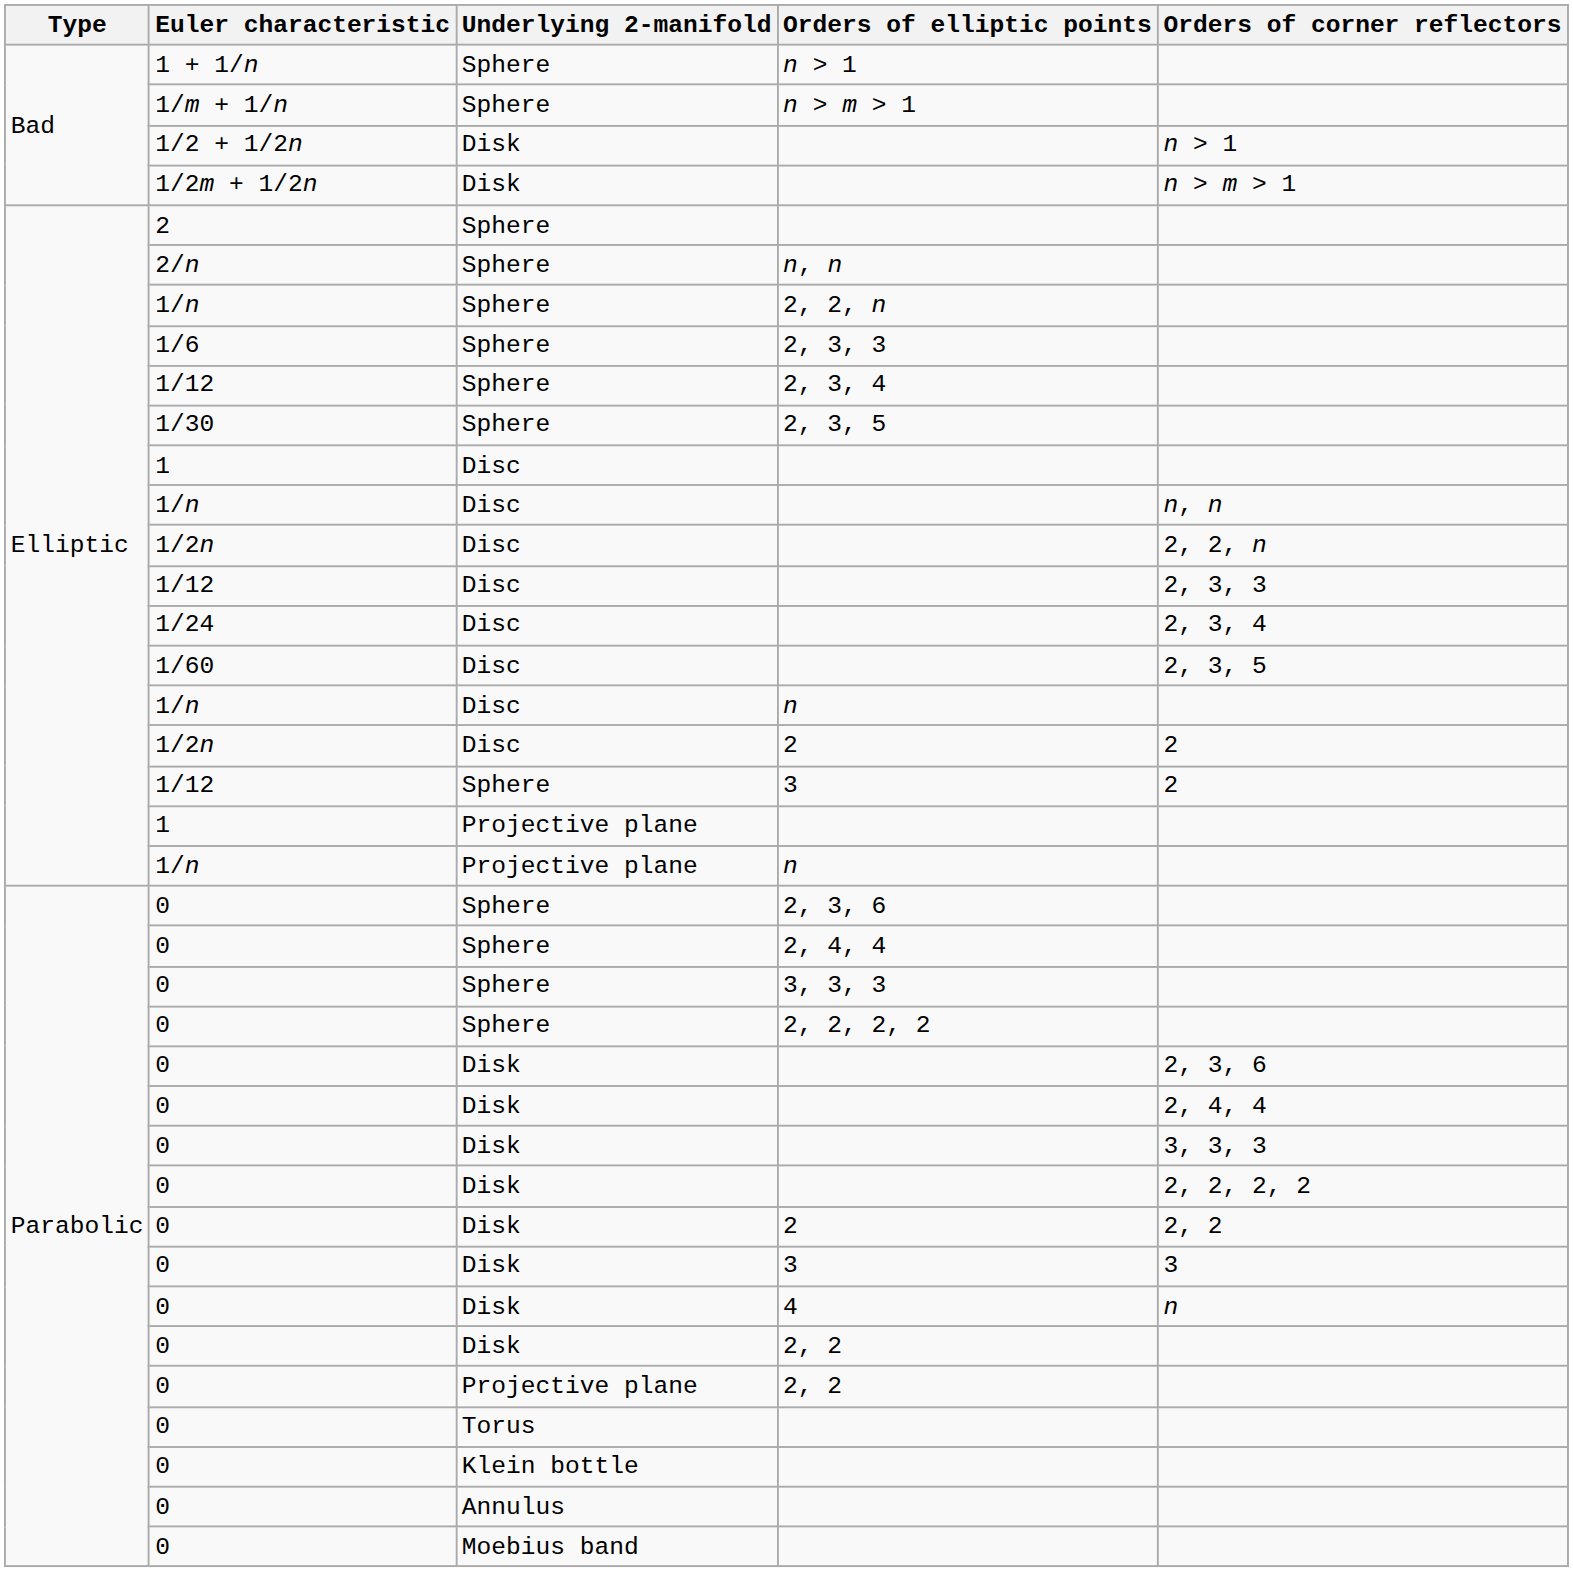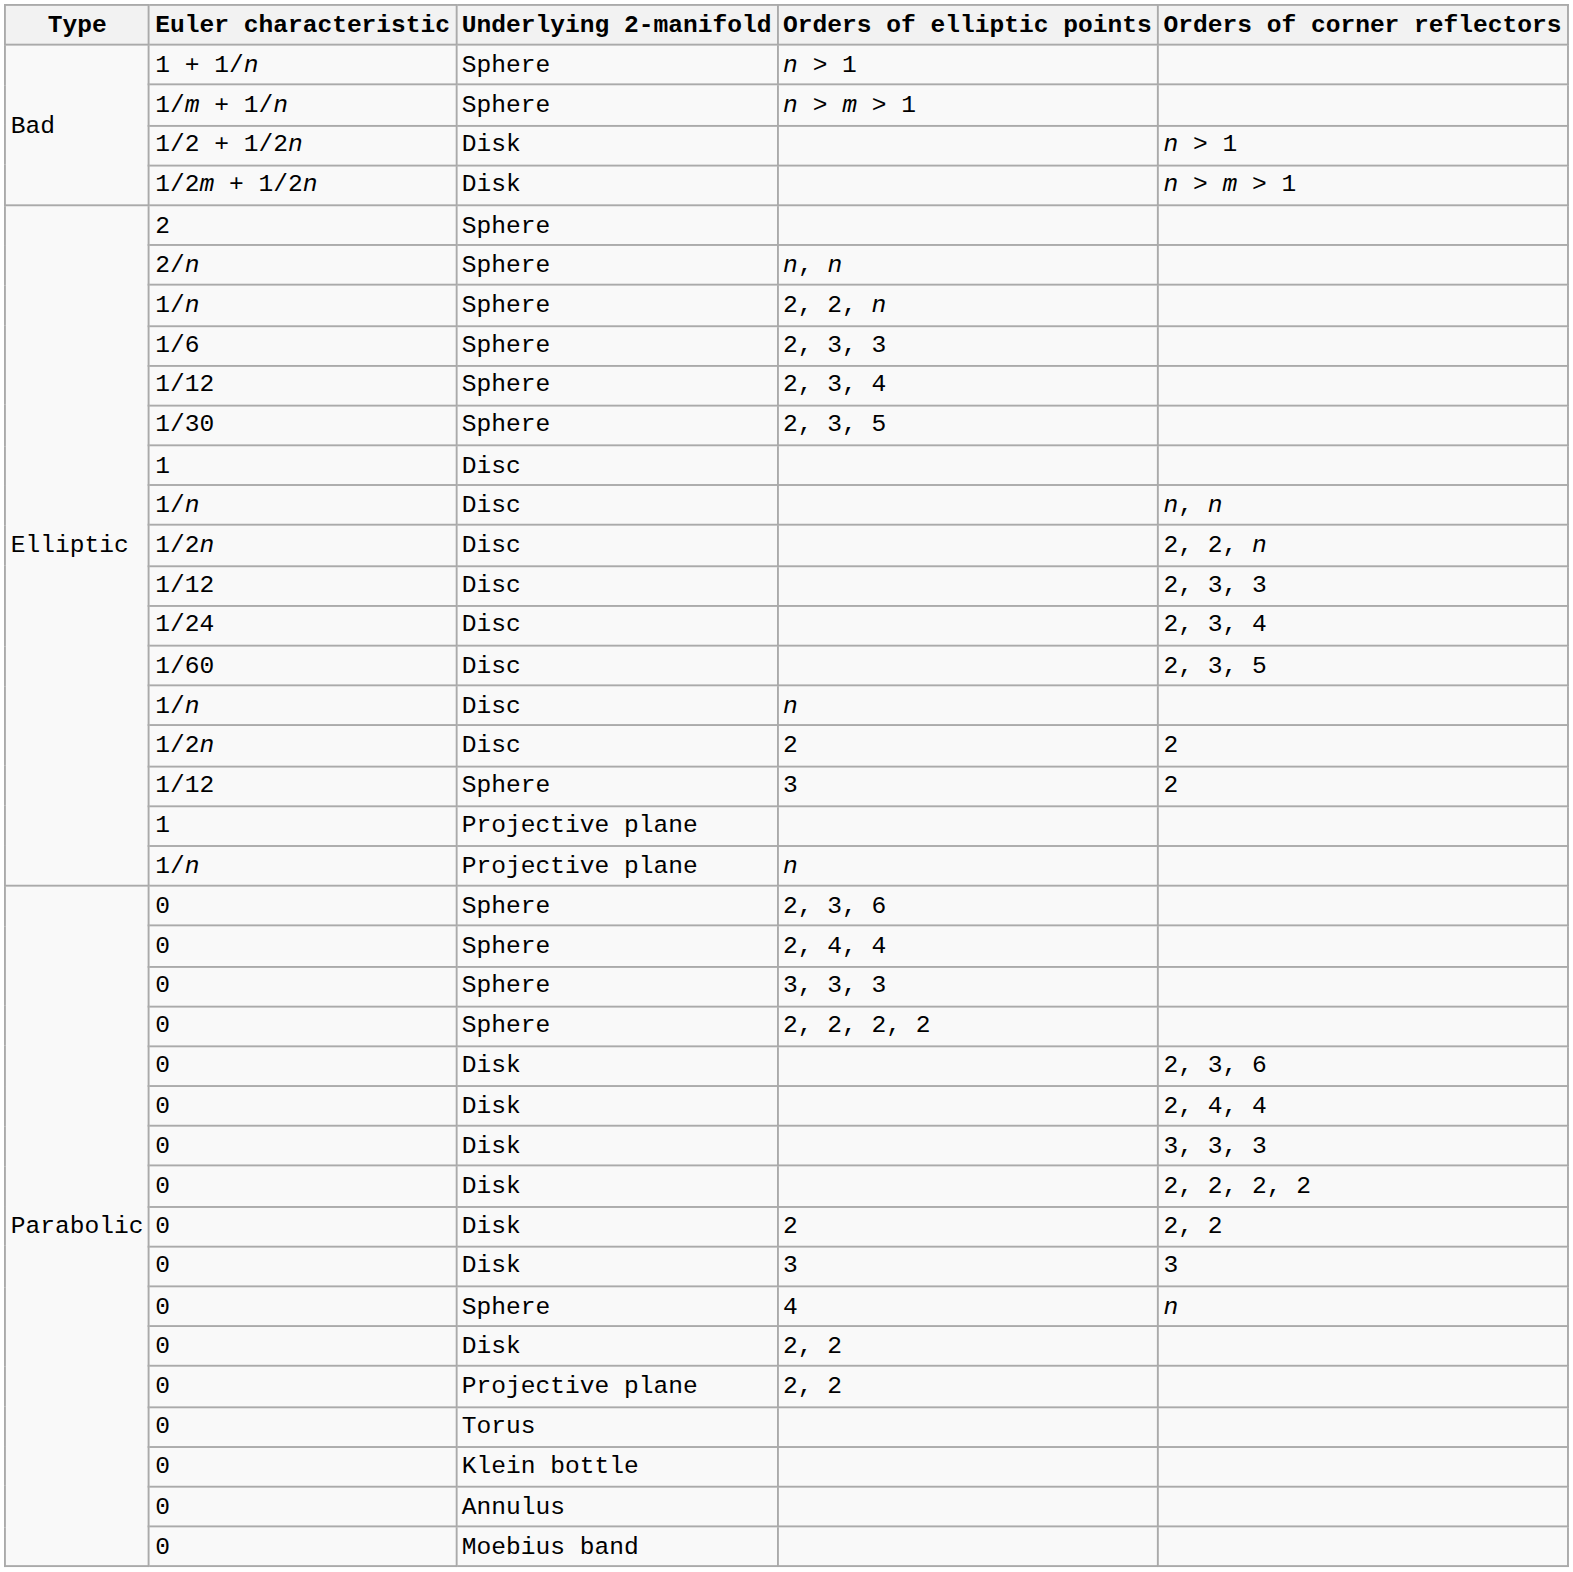(491, 1306) Disk -> (506, 1306) Sphere
